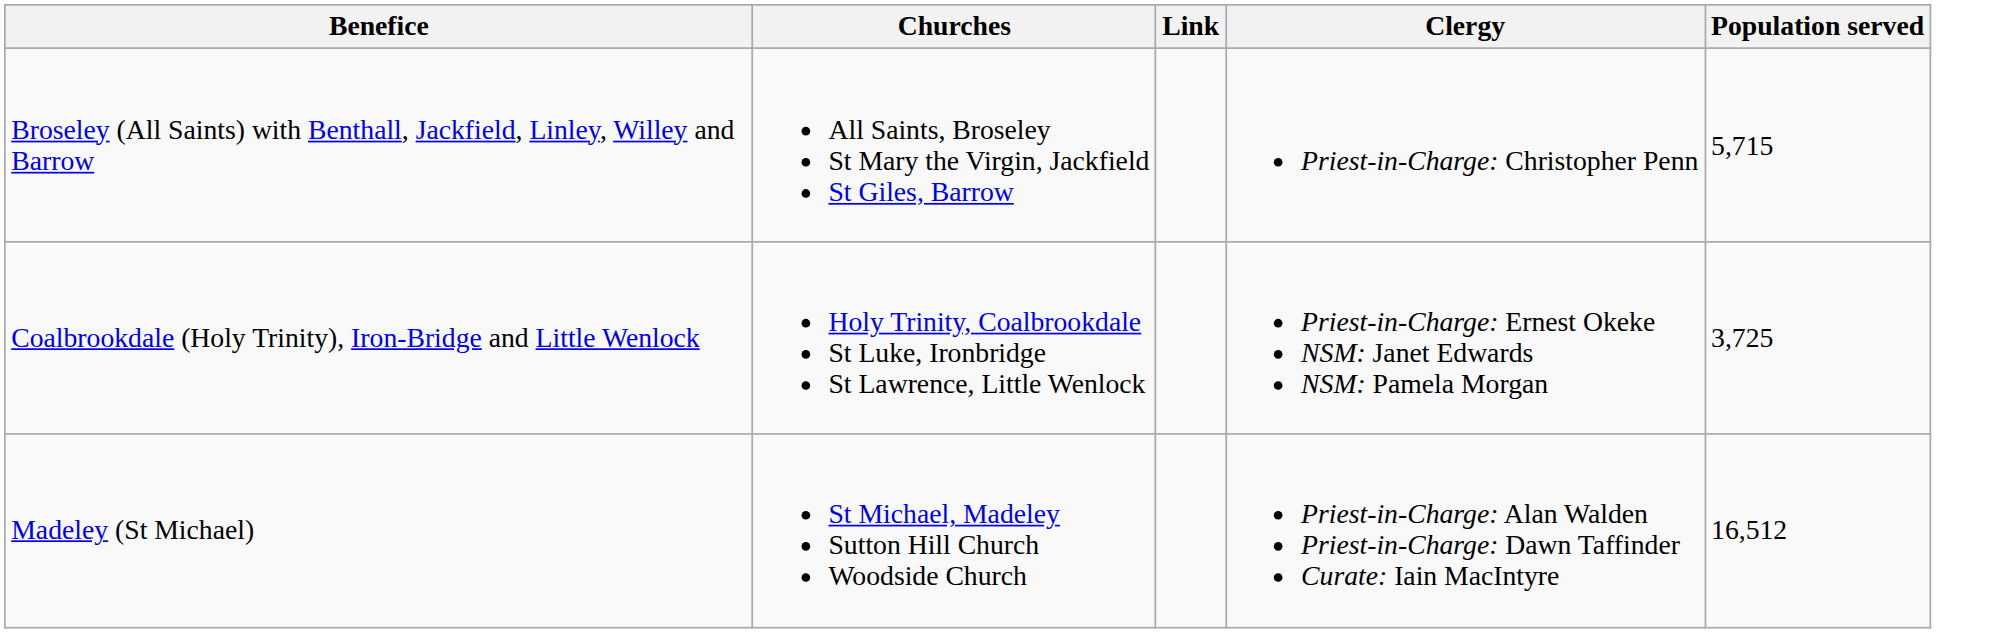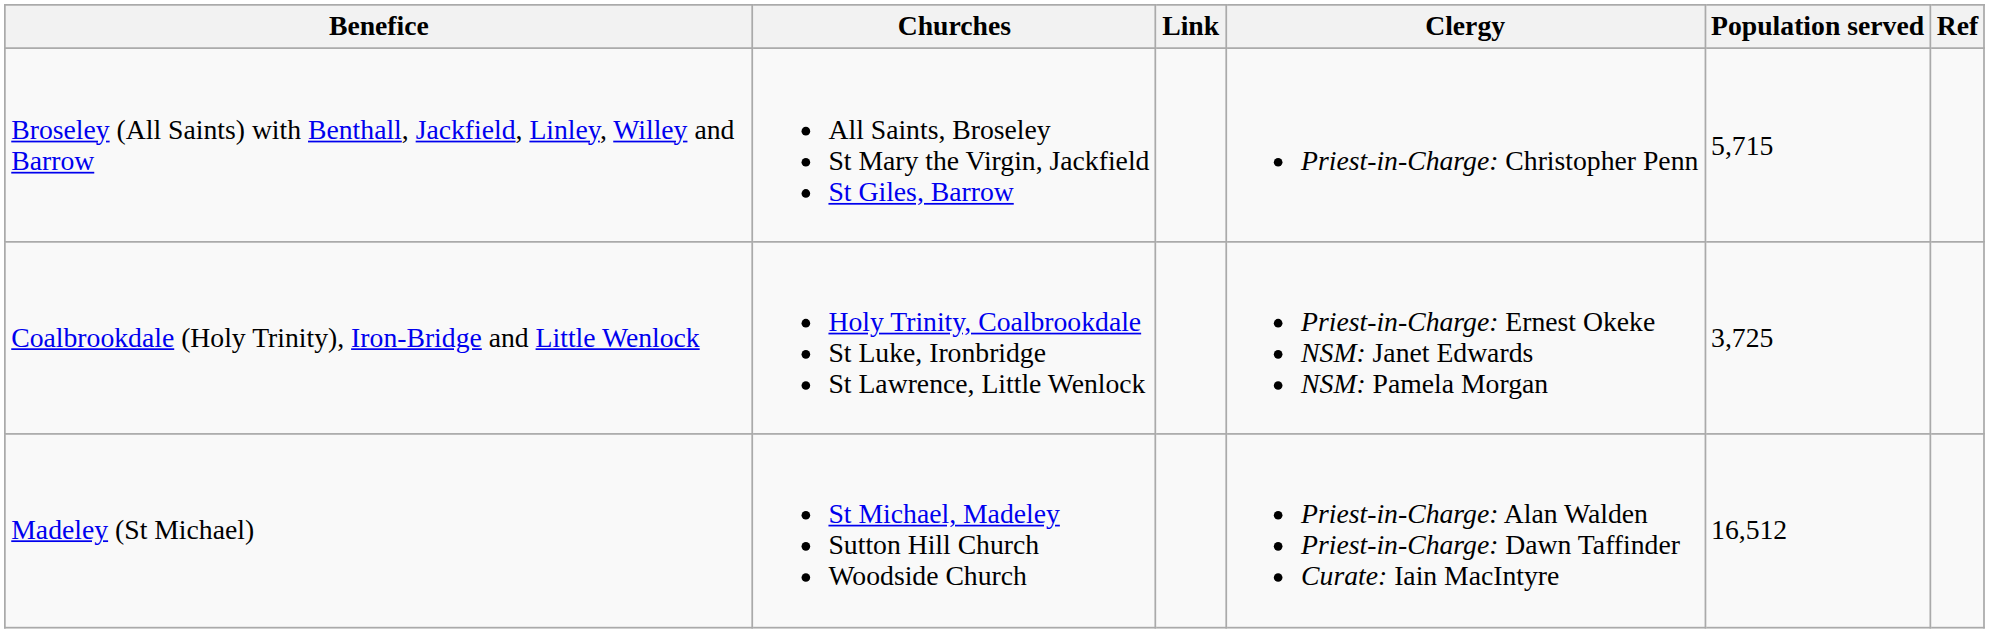+ column: (1958, 26)
